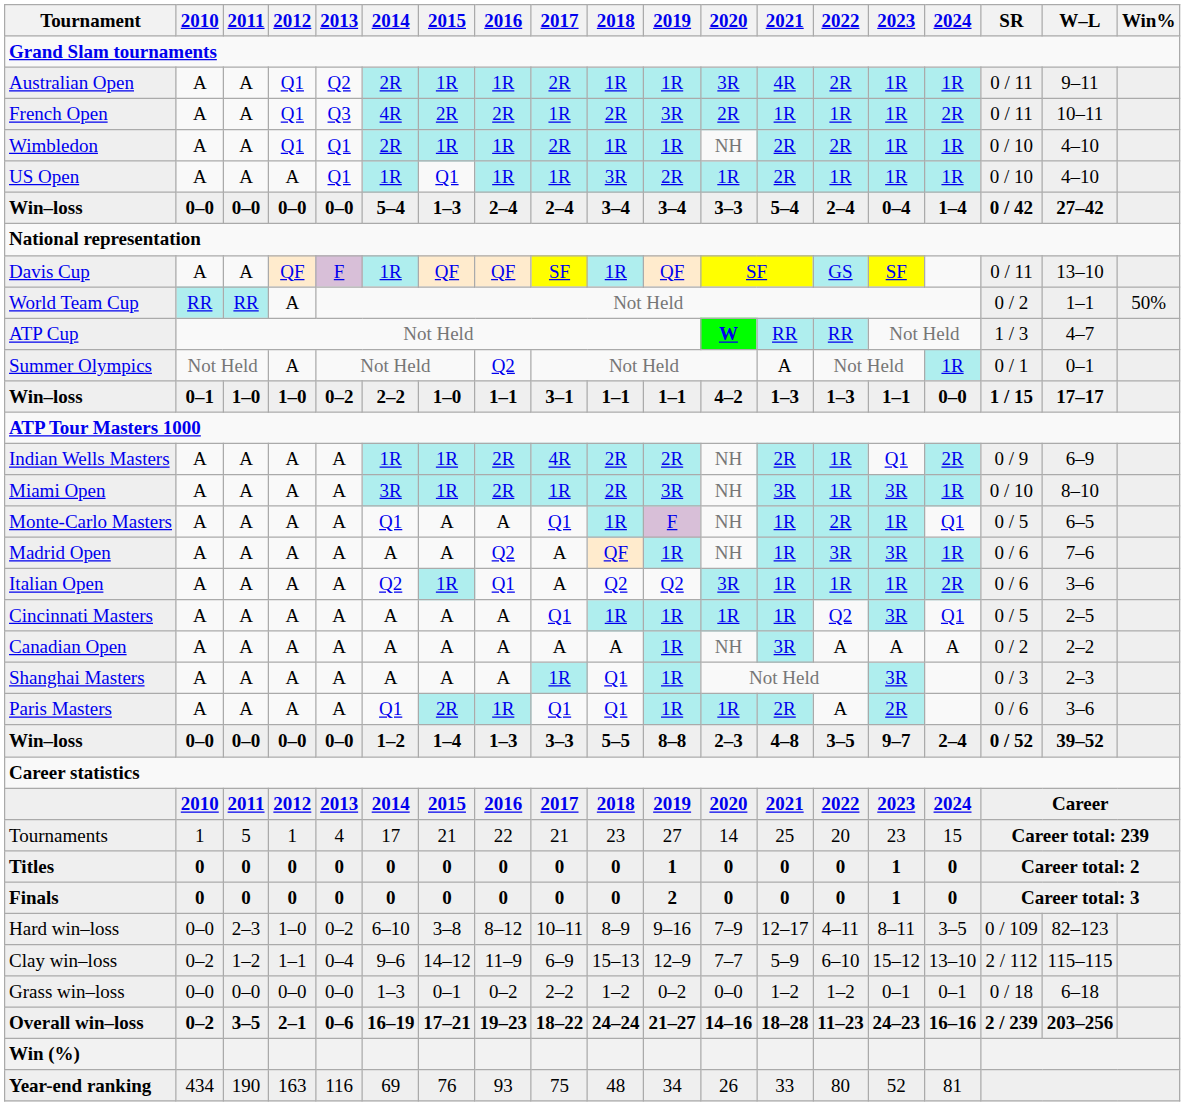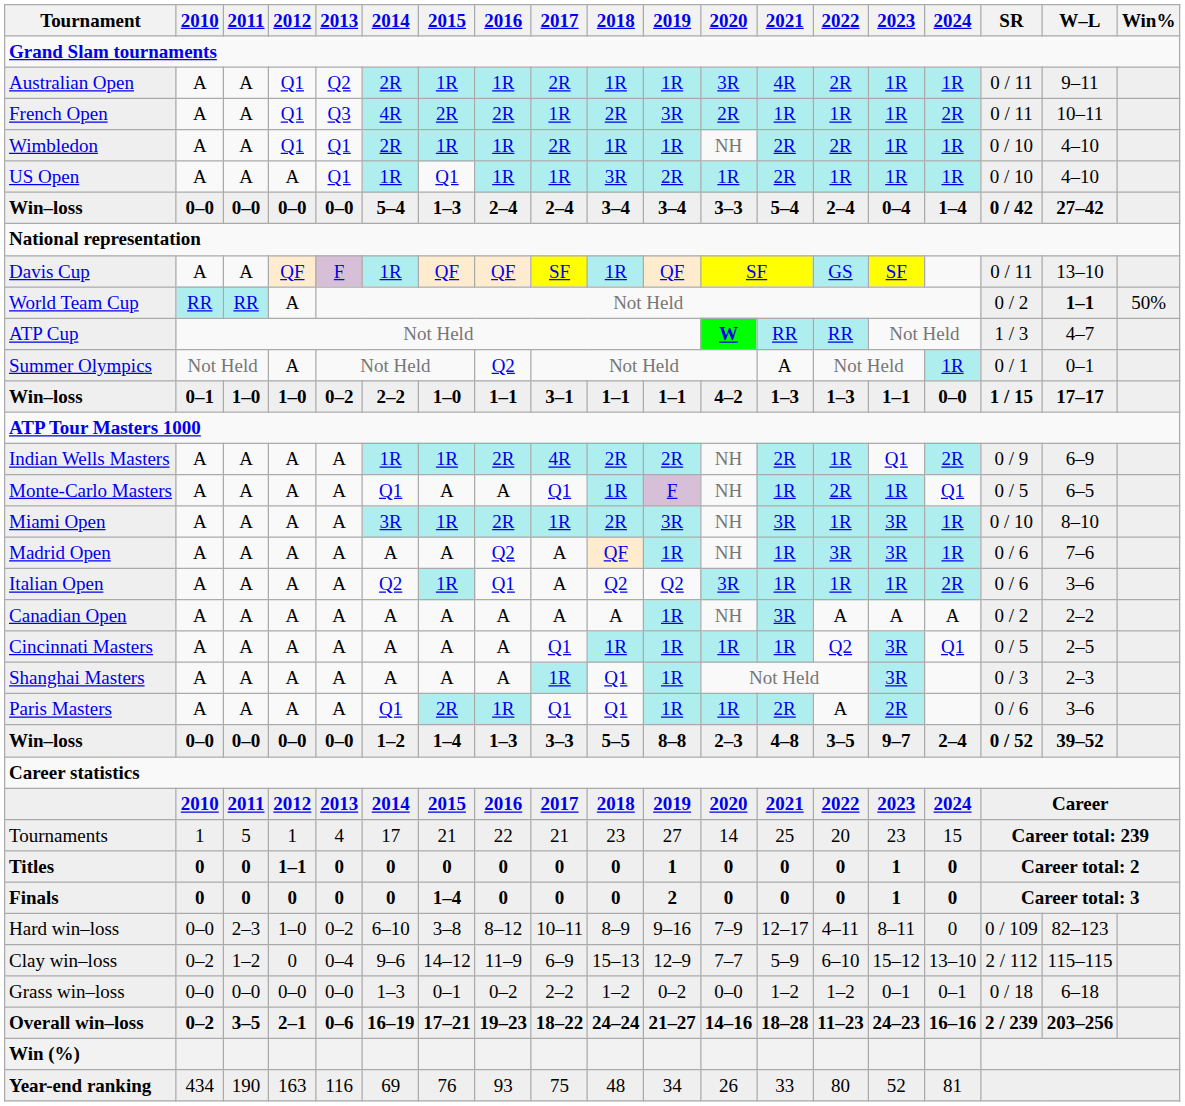(1080, 302) normal -> (1080, 302) bold
rows swapped: (57, 490) <-> (91, 521)
rows swapped: (68, 646) <-> (81, 615)
(292, 866) 0 -> (292, 866) 1–1
(447, 897) 0 -> (447, 897) 1–4
(953, 928) 3–5 -> (953, 928) 0
(292, 960) 1–1 -> (292, 960) 0
